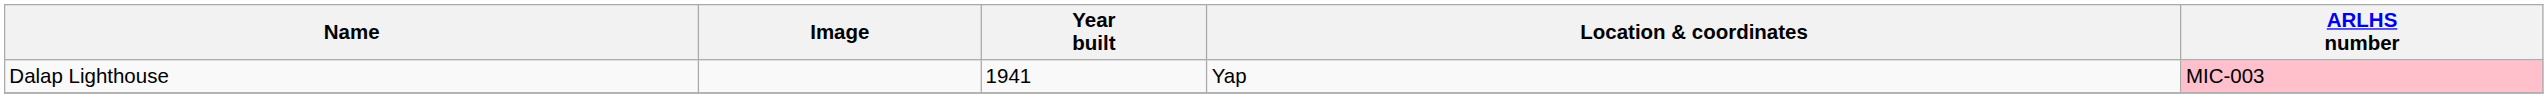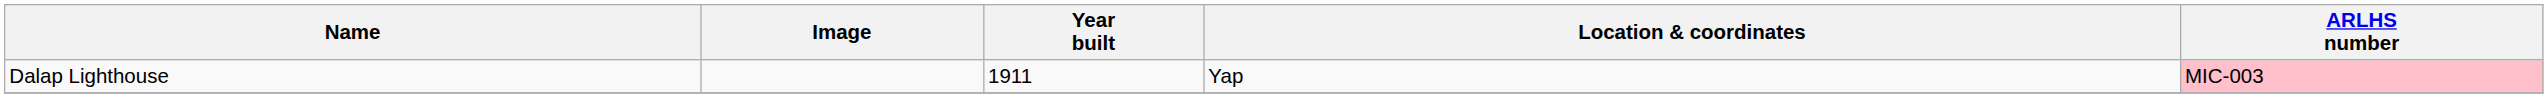(1008, 76) 1941 -> (1010, 76) 1911
